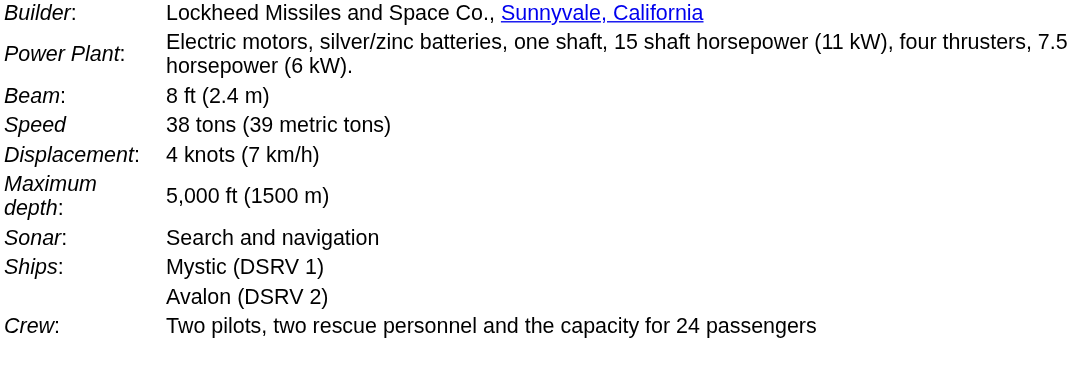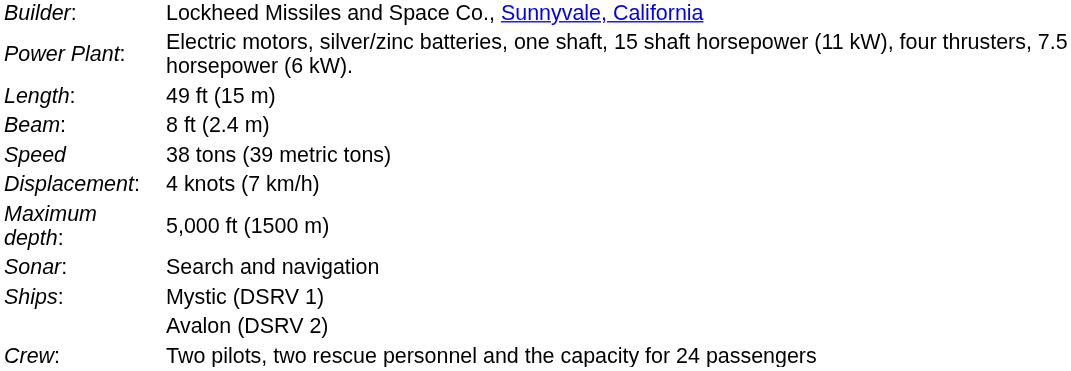+ row: (221, 95)
